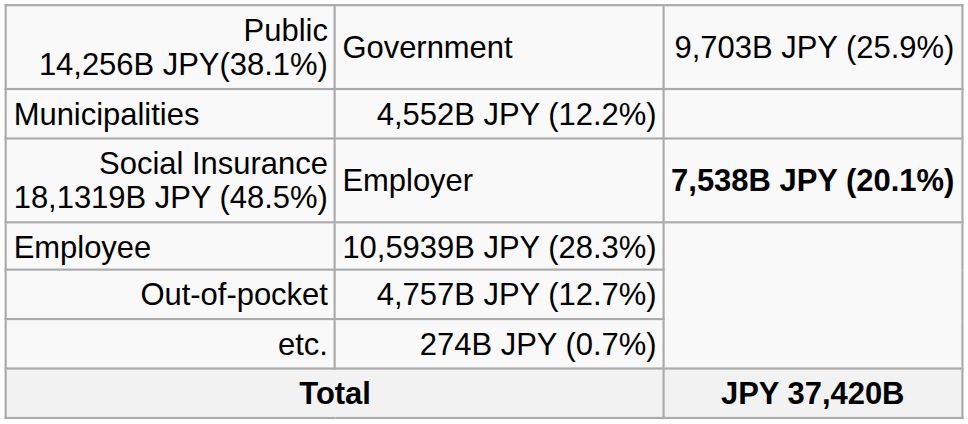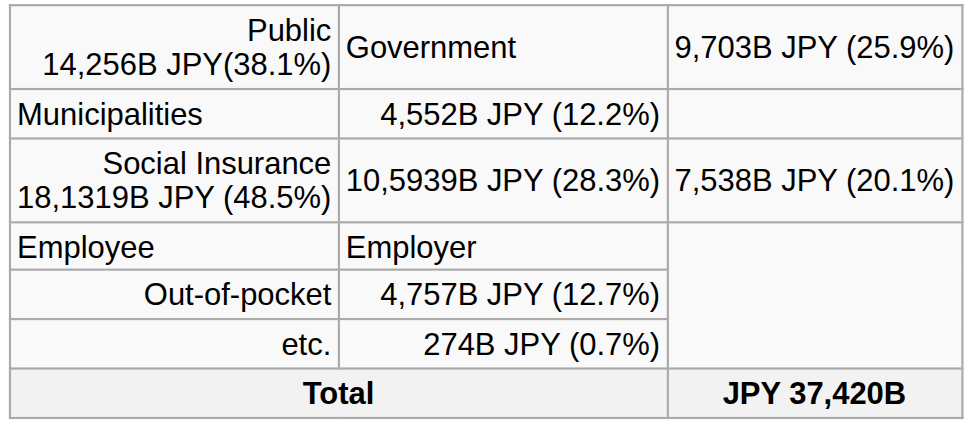(408, 180) Employer -> (503, 180) 10,5939B JPY (28.3%)
(813, 180) bold -> (814, 180) normal
(499, 246) 10,5939B JPY (28.3%) -> (411, 246) Employer
